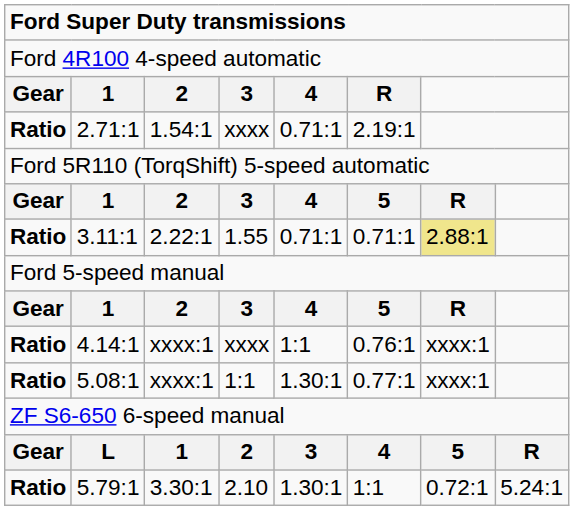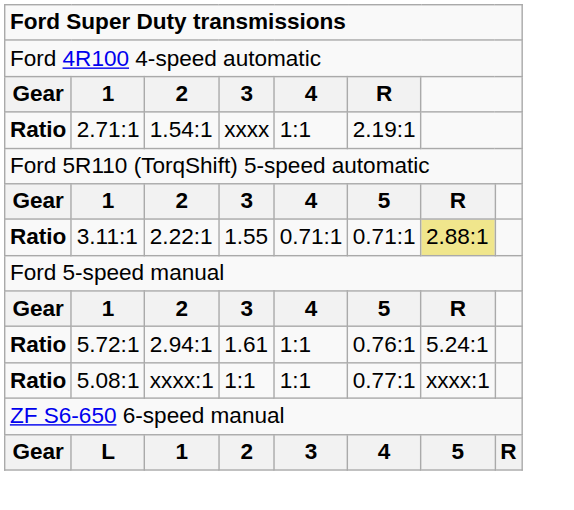(311, 129) 0.71:1 -> (295, 129) 1:1
+ row: (108, 344)
- row: (108, 344)
(311, 380) 1.30:1 -> (295, 380) 1:1
- row: (108, 487)
